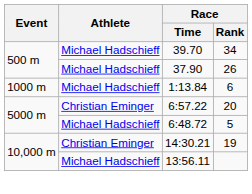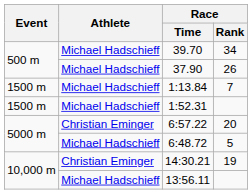(27, 88) 1000 m -> (27, 88) 1500 m
(230, 88) 6 -> (230, 88) 7
+ row: (188, 106)
